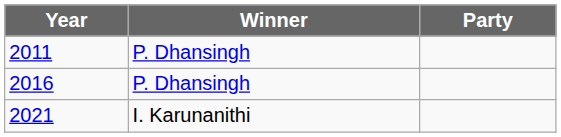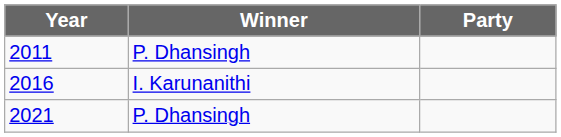(191, 83) P. Dhansingh -> (192, 83) I. Karunanithi
(192, 115) I. Karunanithi -> (191, 115) P. Dhansingh
